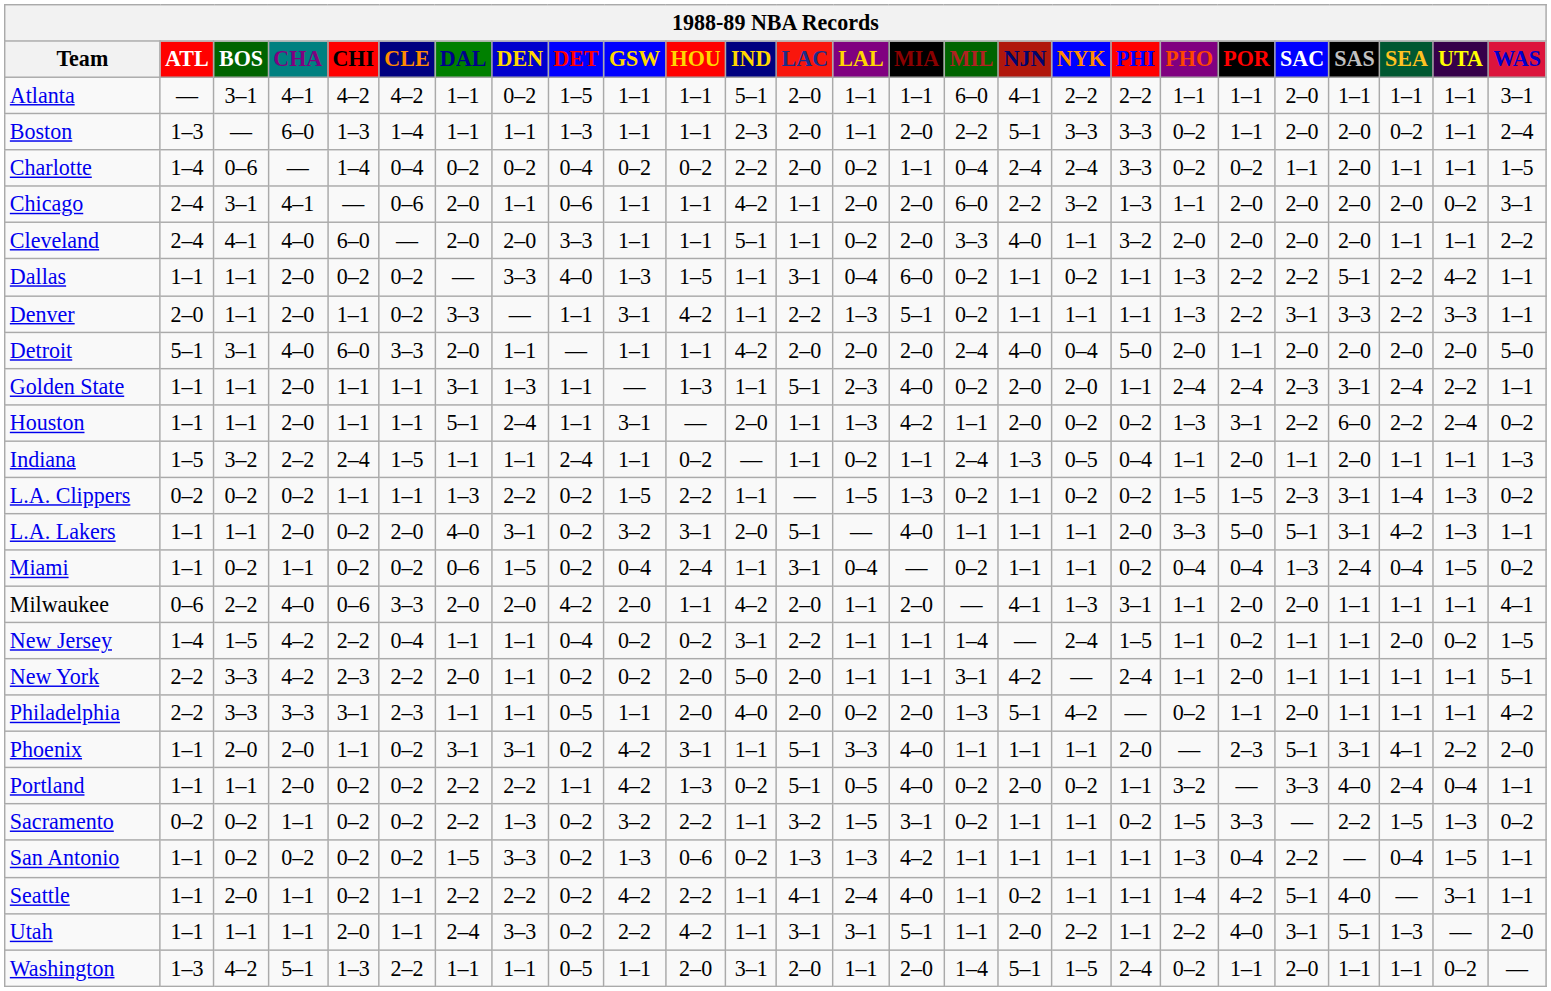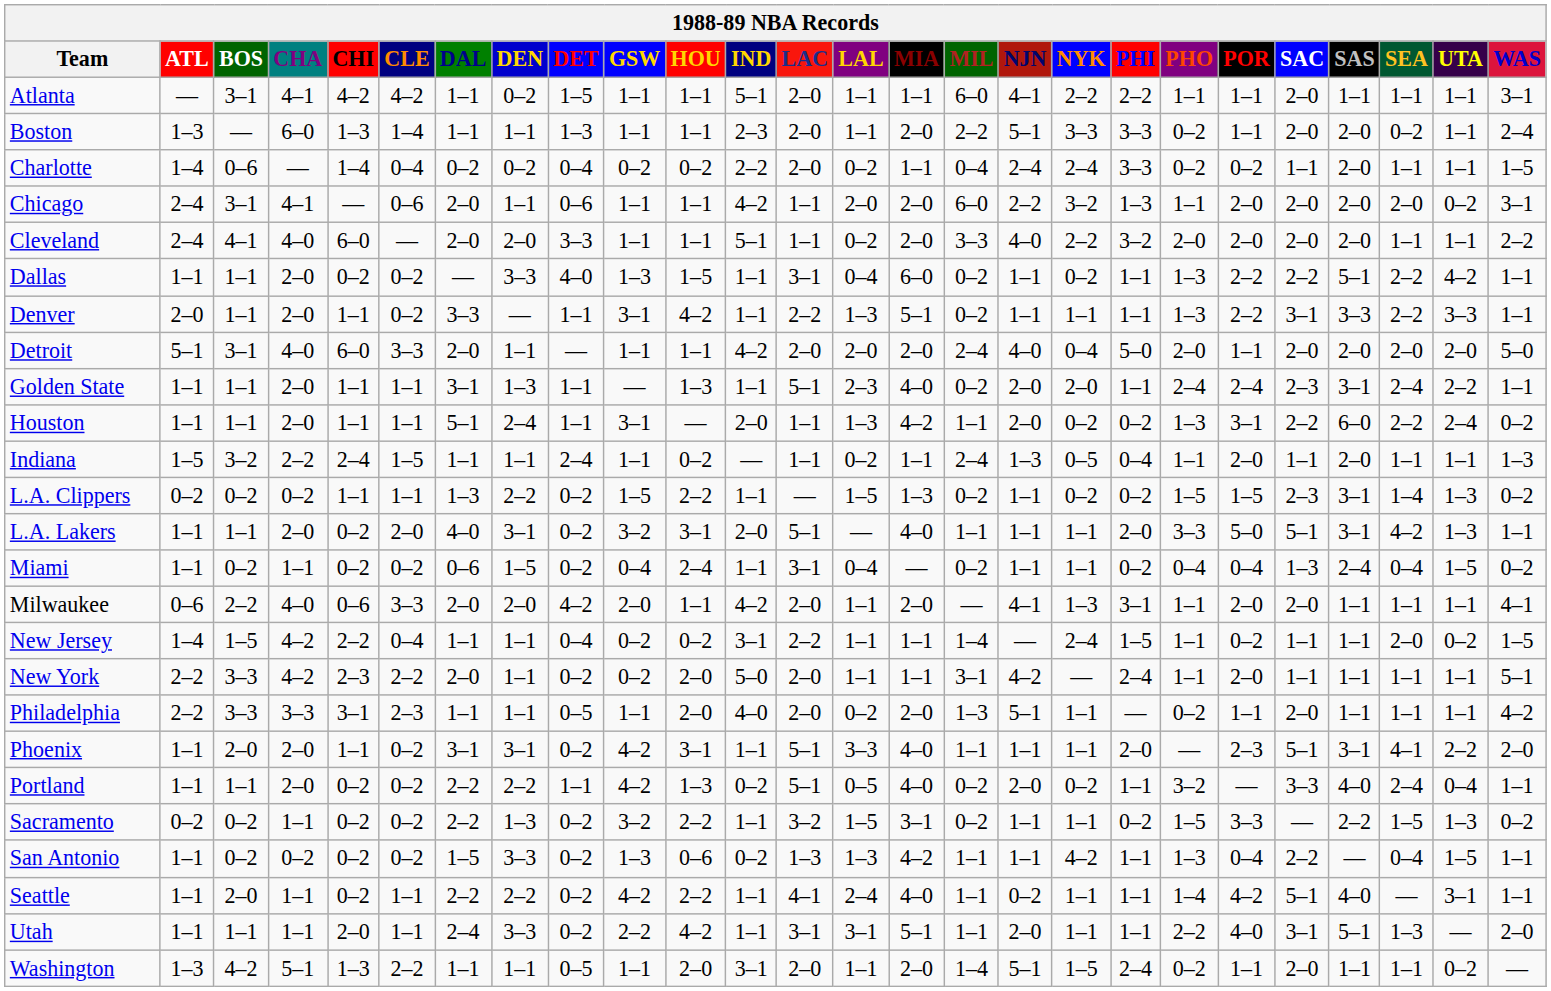(1081, 240) 1–1 -> (1081, 240) 2–2
(1081, 713) 4–2 -> (1081, 713) 1–1
(1081, 858) 1–1 -> (1081, 858) 4–2
(1081, 931) 2–2 -> (1081, 931) 1–1
